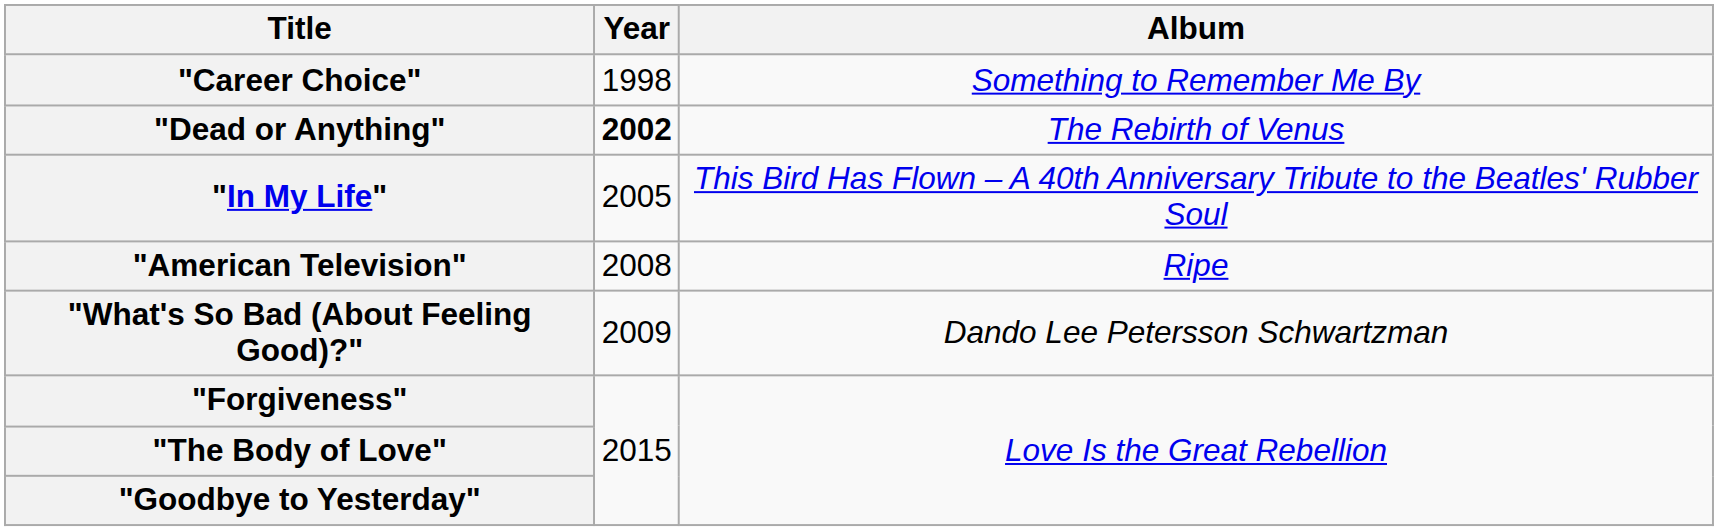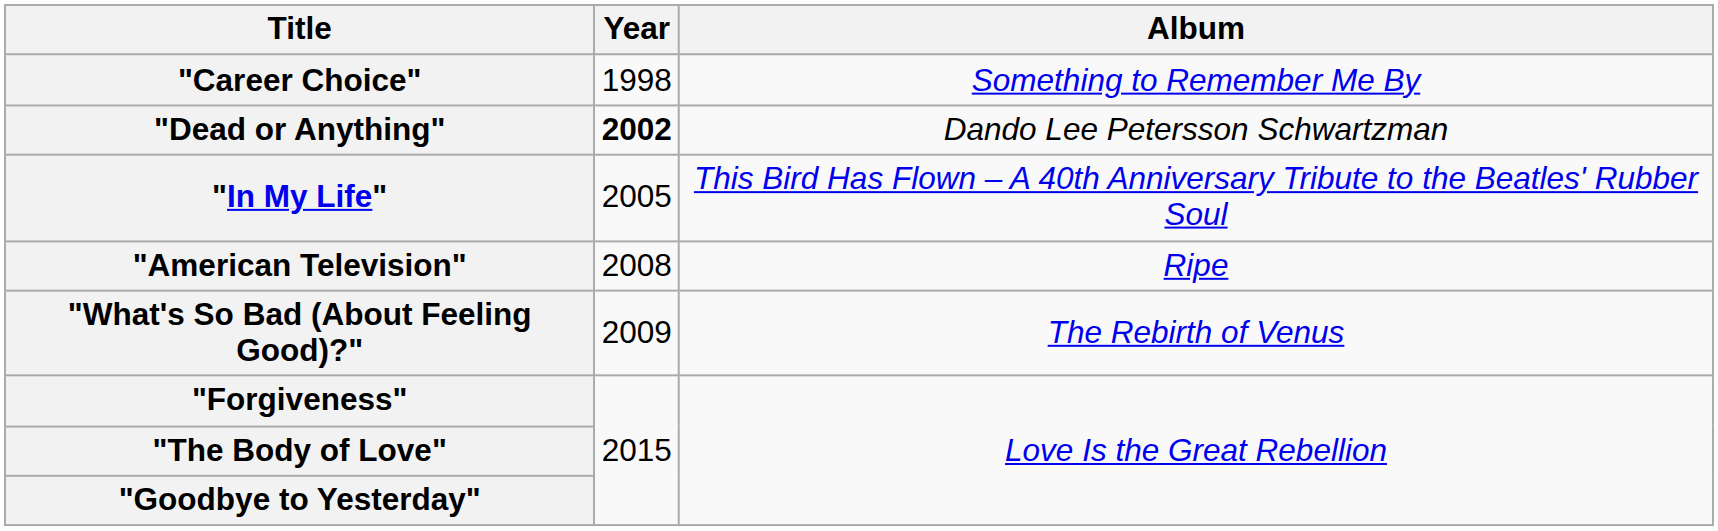(1196, 129) The Rebirth of Venus -> (1196, 129) Dando Lee Petersson Schwartzman
(1196, 332) Dando Lee Petersson Schwartzman -> (1196, 332) The Rebirth of Venus
